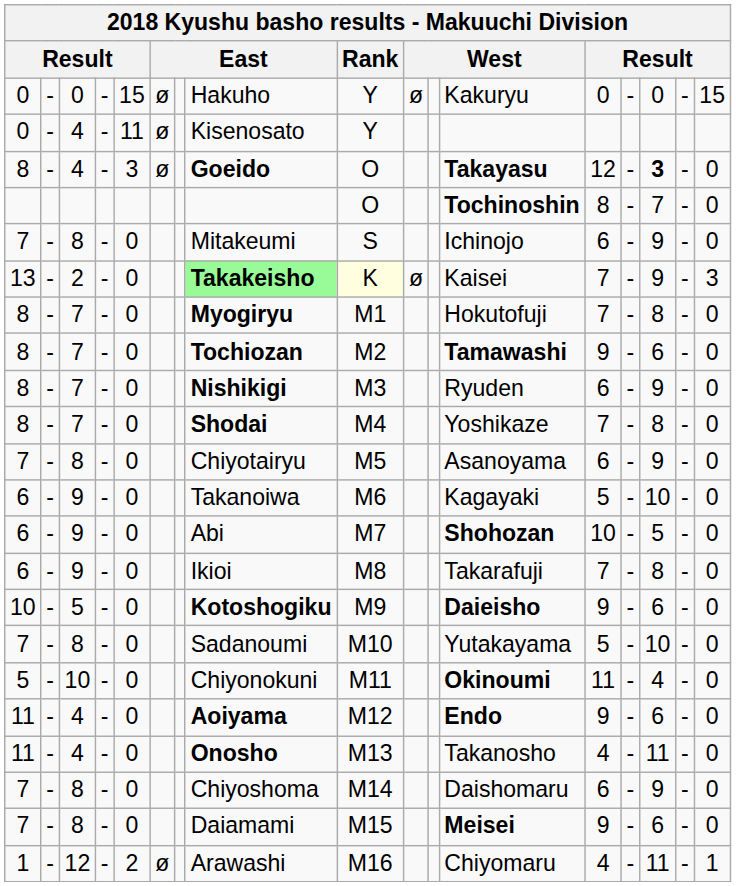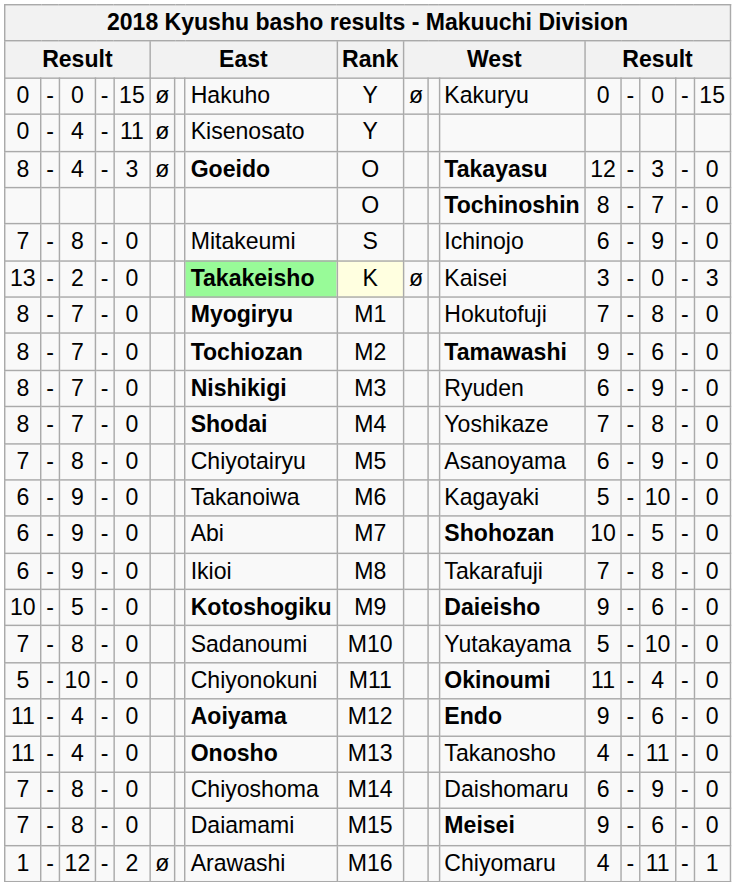(658, 168) bold -> (658, 168) normal
(603, 278) 7 -> (603, 278) 3
(658, 278) 9 -> (658, 278) 0
